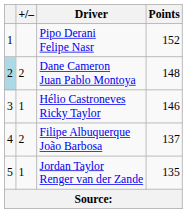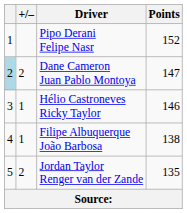(171, 73) 148 -> (171, 73) 147
(21, 140) 2 -> (21, 140) 1
(171, 140) 137 -> (171, 140) 138
(21, 173) 1 -> (21, 173) 2
